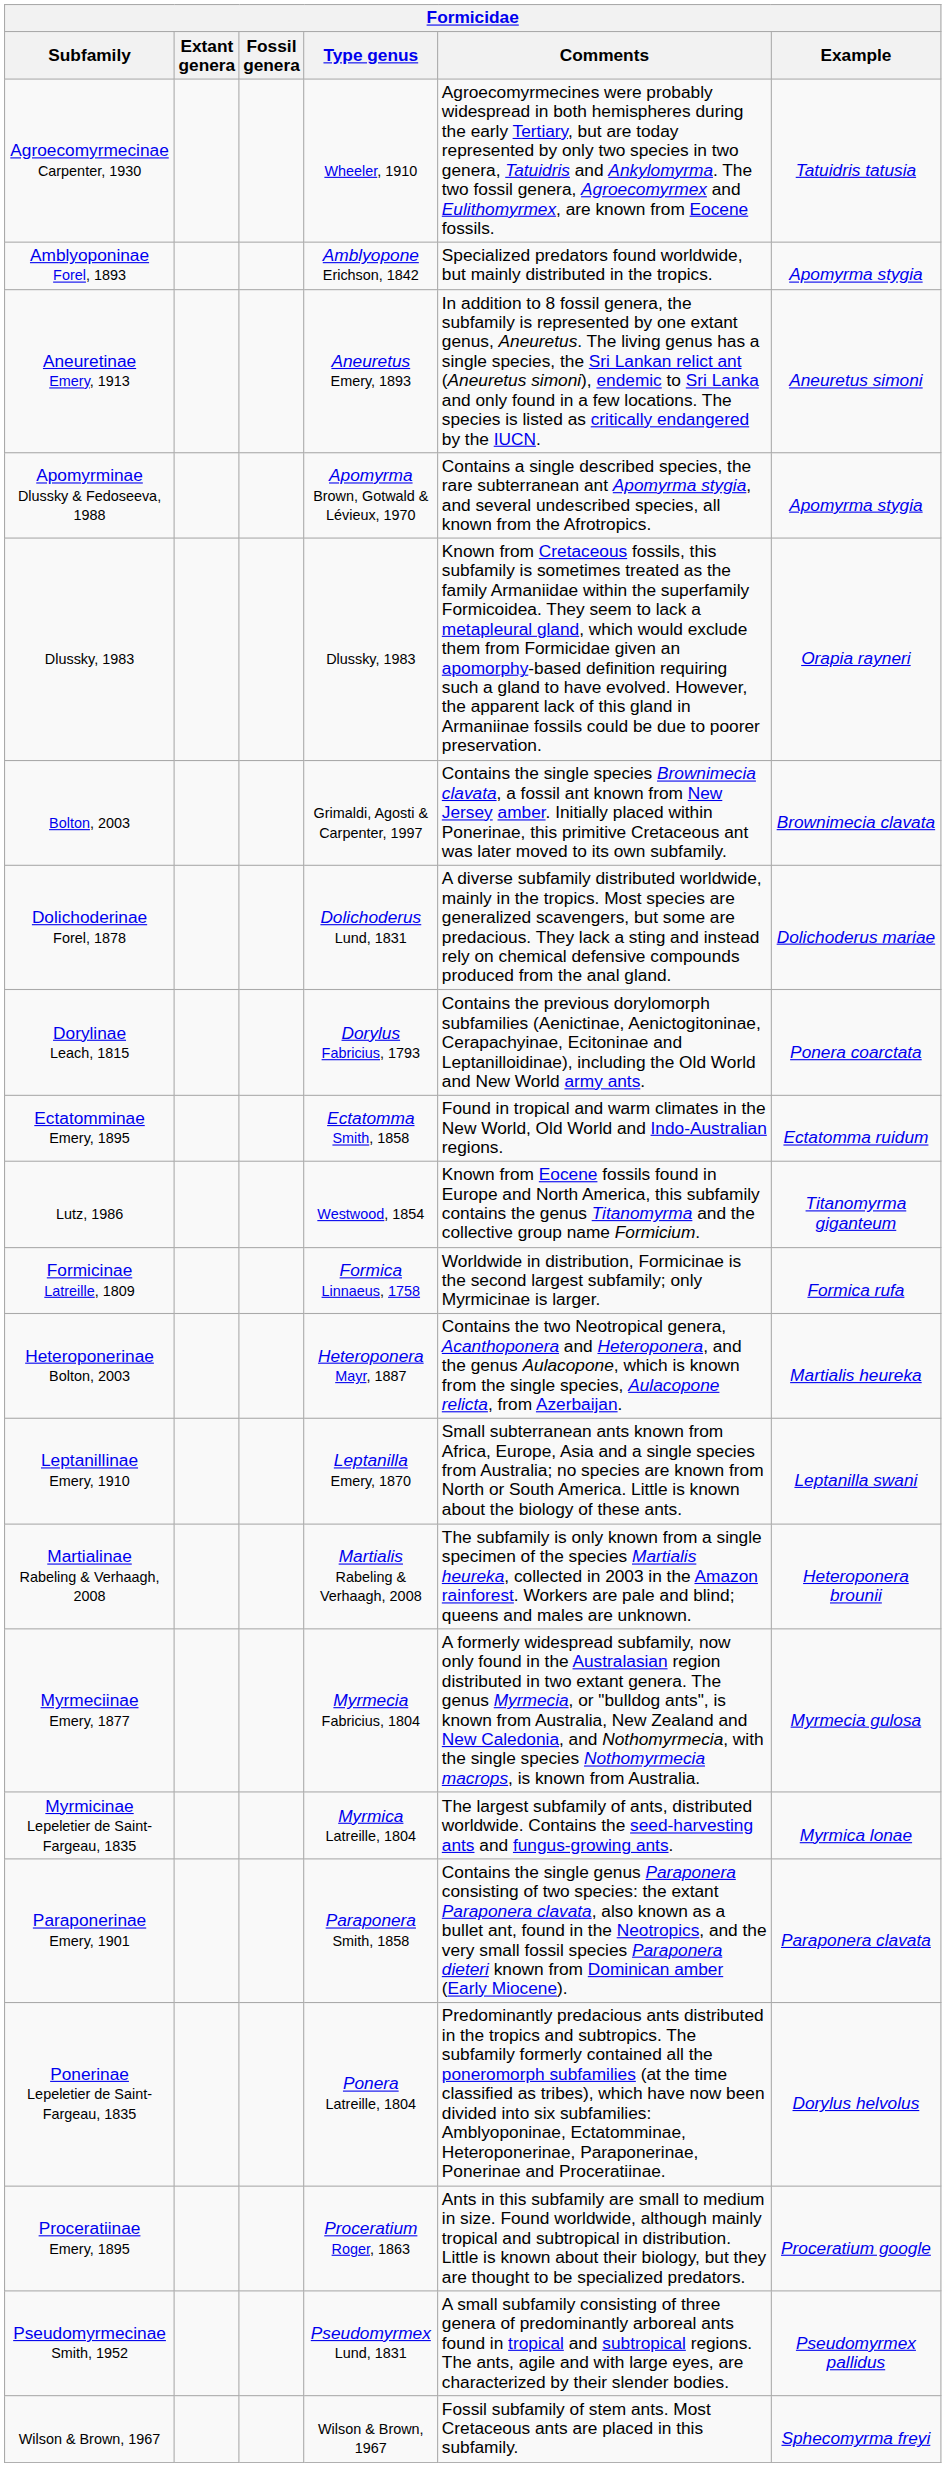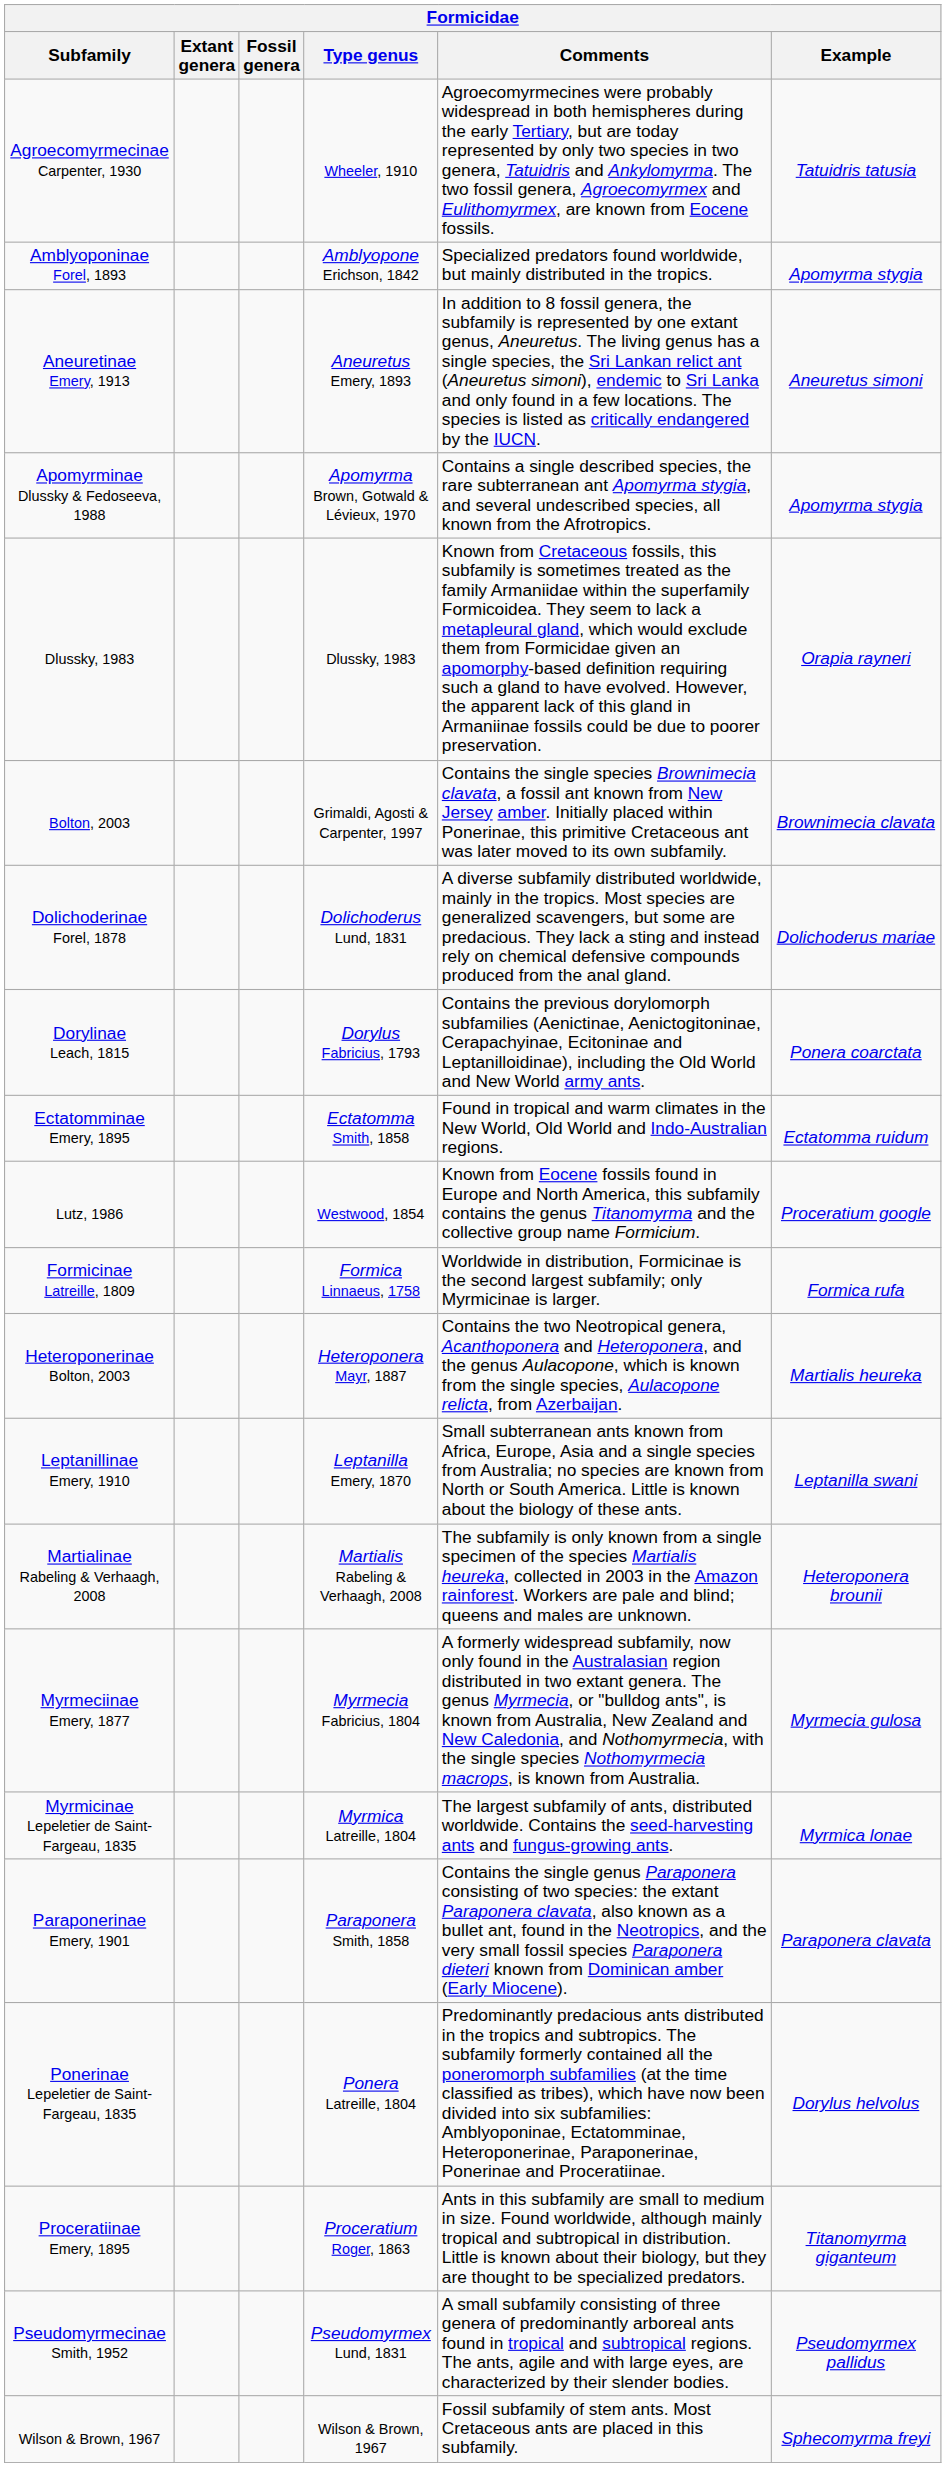(856, 1213) Titanomyrma giganteum -> (856, 1213) Proceratium google
(856, 2247) Proceratium google -> (856, 2247) Titanomyrma giganteum
